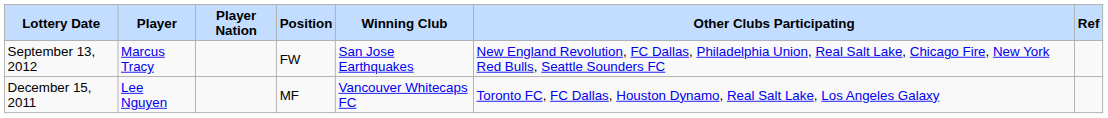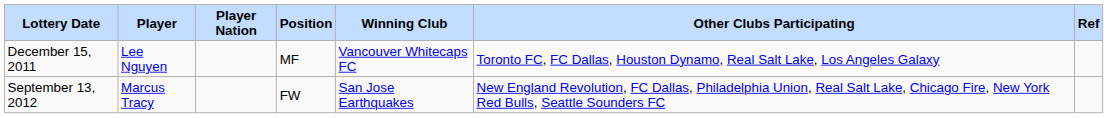rows swapped: (50, 95) <-> (51, 59)
